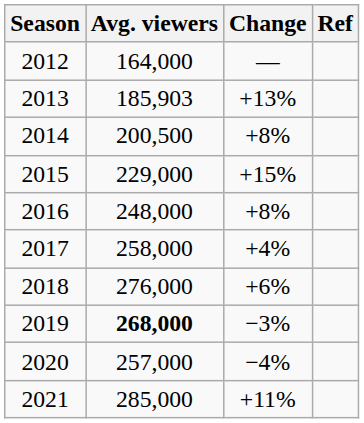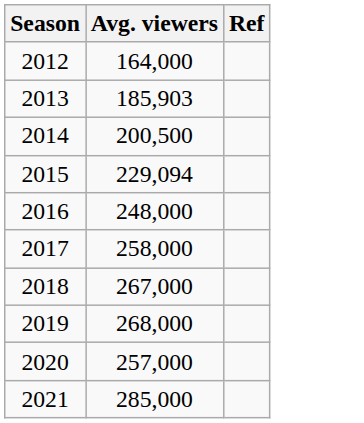- column: (268, 23)
(154, 173) 229,000 -> (154, 173) 229,094
(154, 286) 276,000 -> (154, 286) 267,000
(154, 323) bold -> (154, 323) normal
